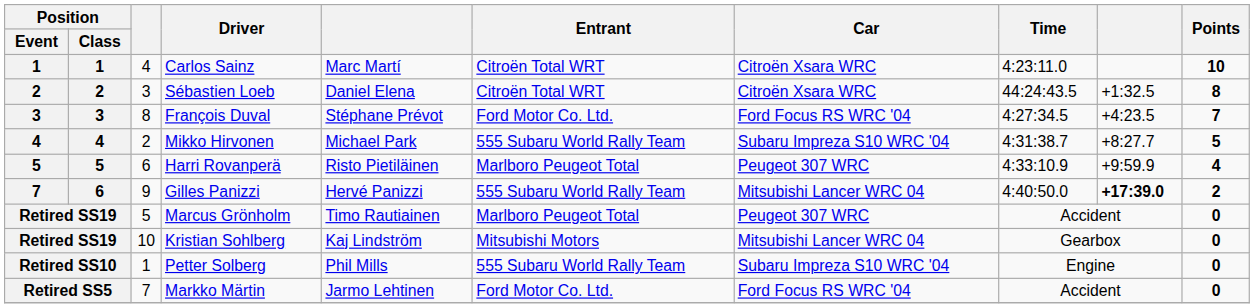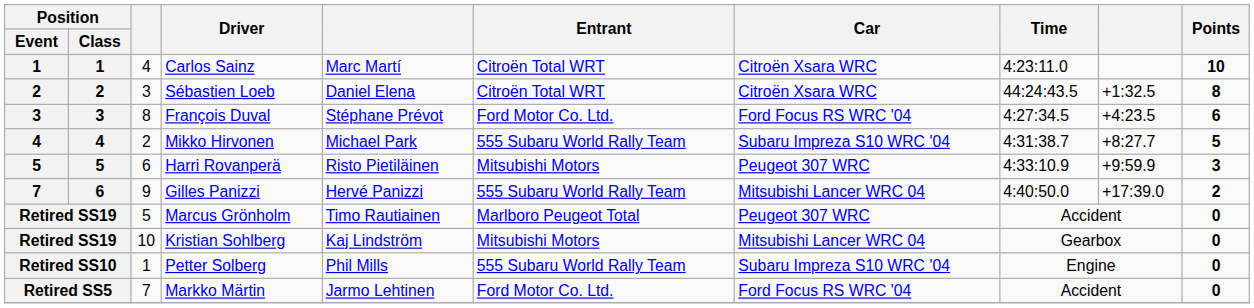(1216, 116) 7 -> (1216, 116) 6
(558, 166) Marlboro Peugeot Total -> (538, 166) Mitsubishi Motors
(1216, 166) 4 -> (1216, 166) 3
(1133, 191) bold -> (1133, 191) normal
